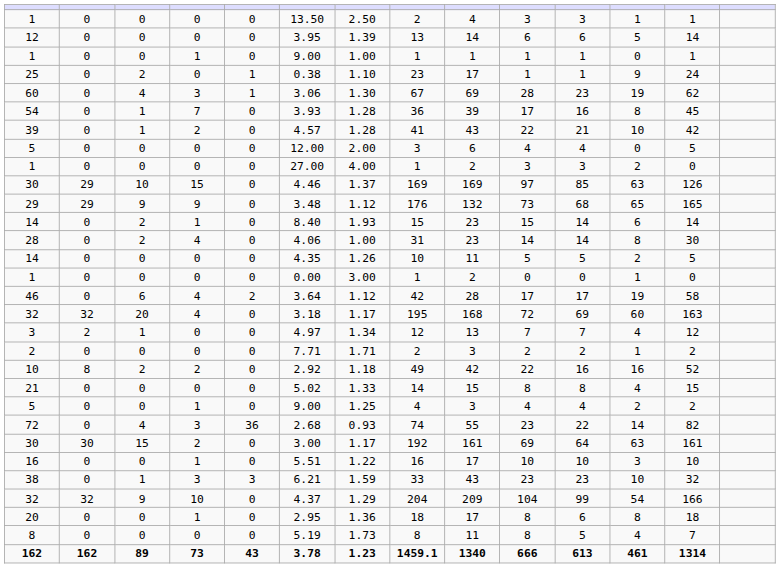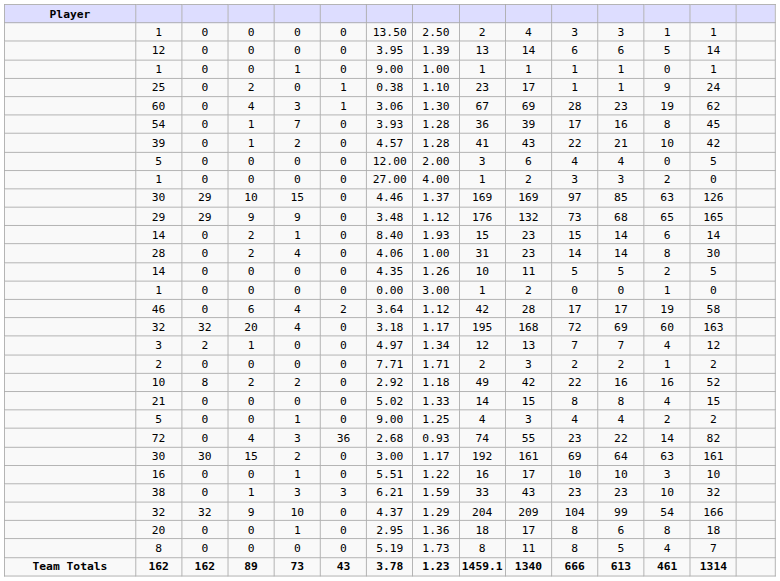+ column: (70, 14)
